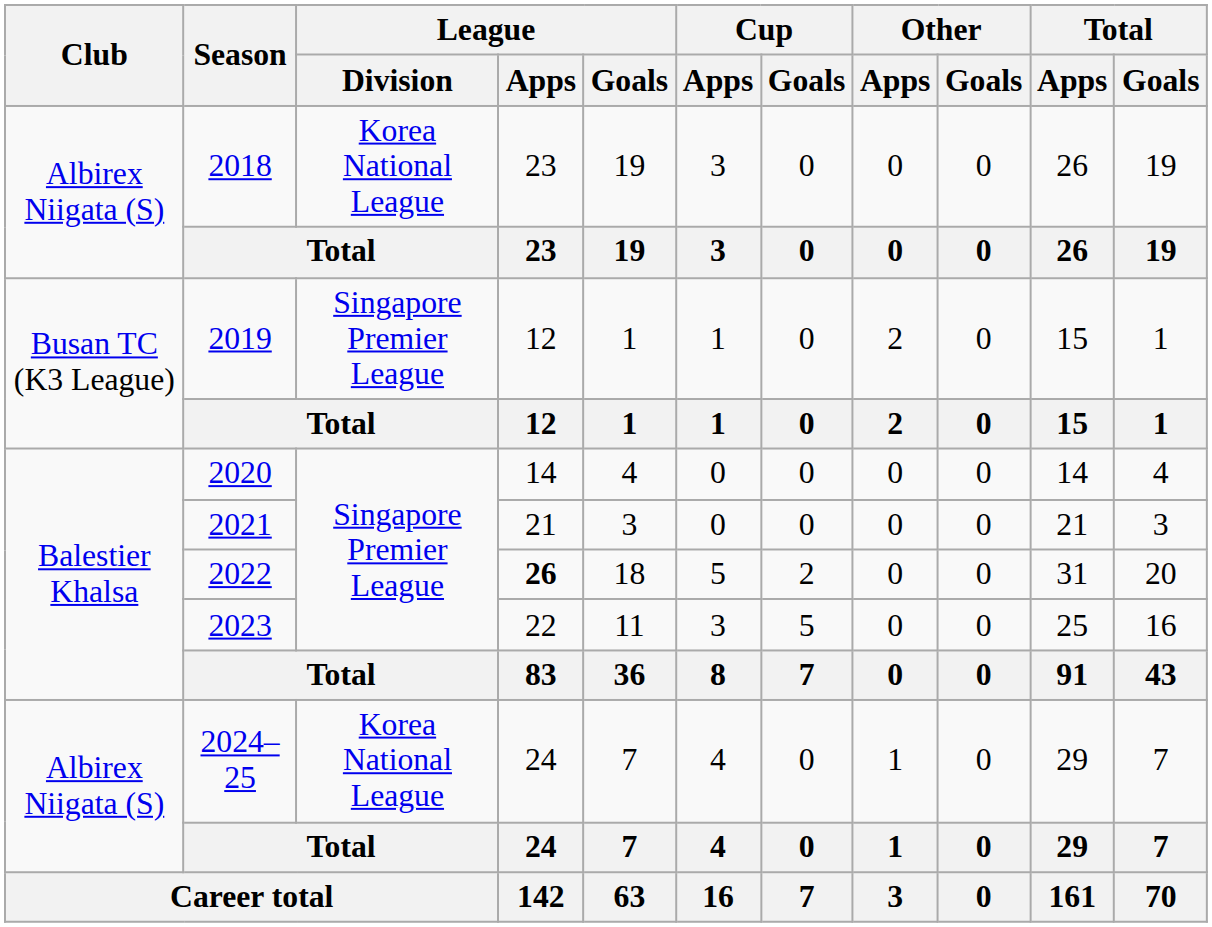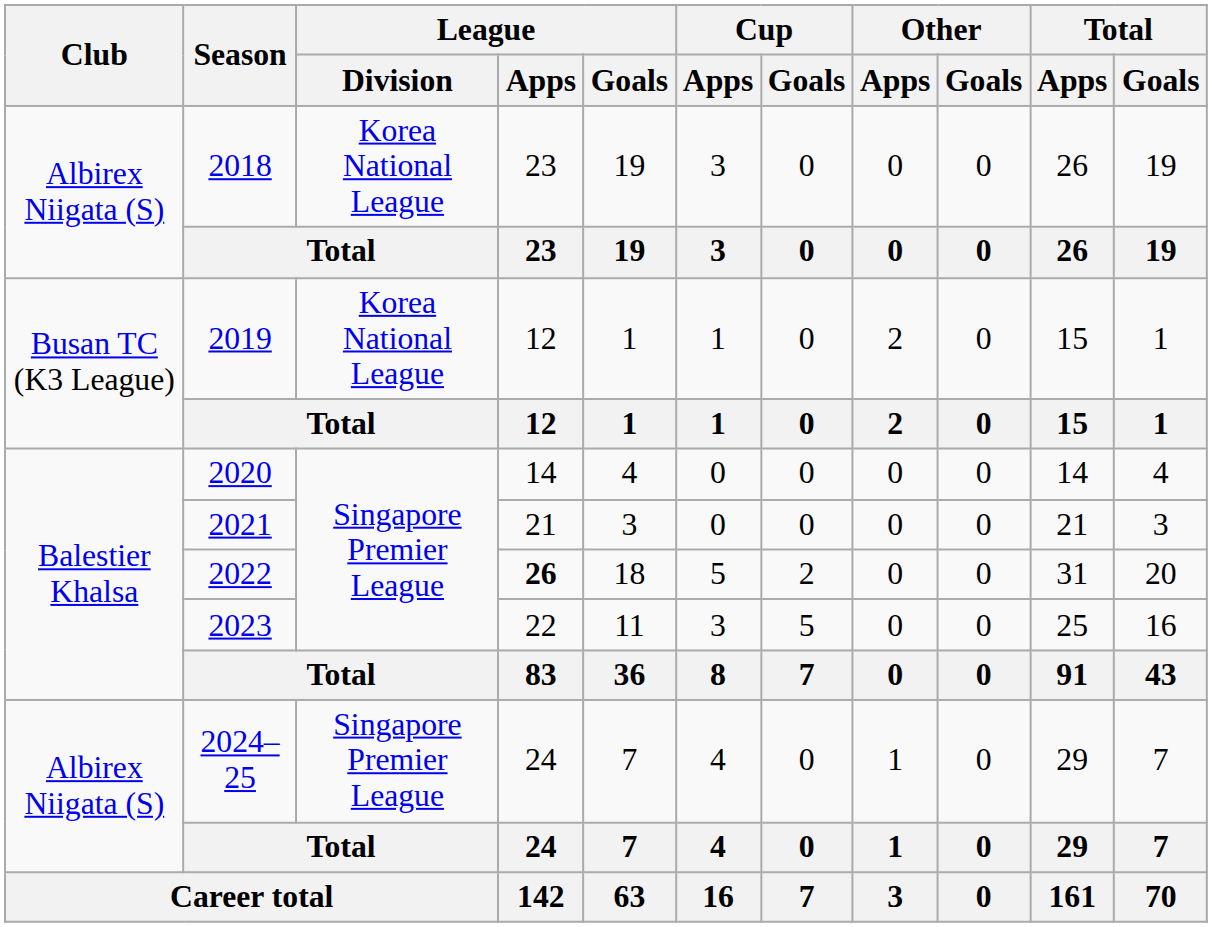(397, 337) Singapore Premier League -> (397, 337) Korea National League
(397, 760) Korea National League -> (397, 760) Singapore Premier League
